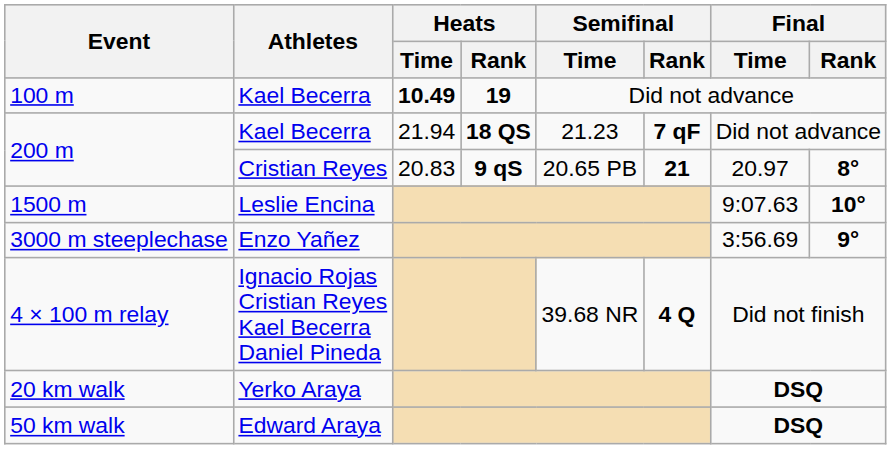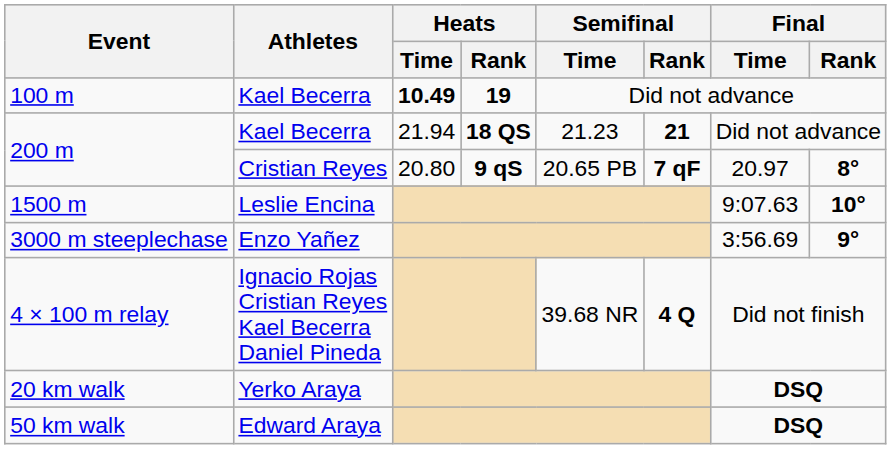(677, 132) 7 qF -> (677, 132) 21
(427, 168) 20.83 -> (427, 168) 20.80
(677, 168) 21 -> (677, 168) 7 qF
